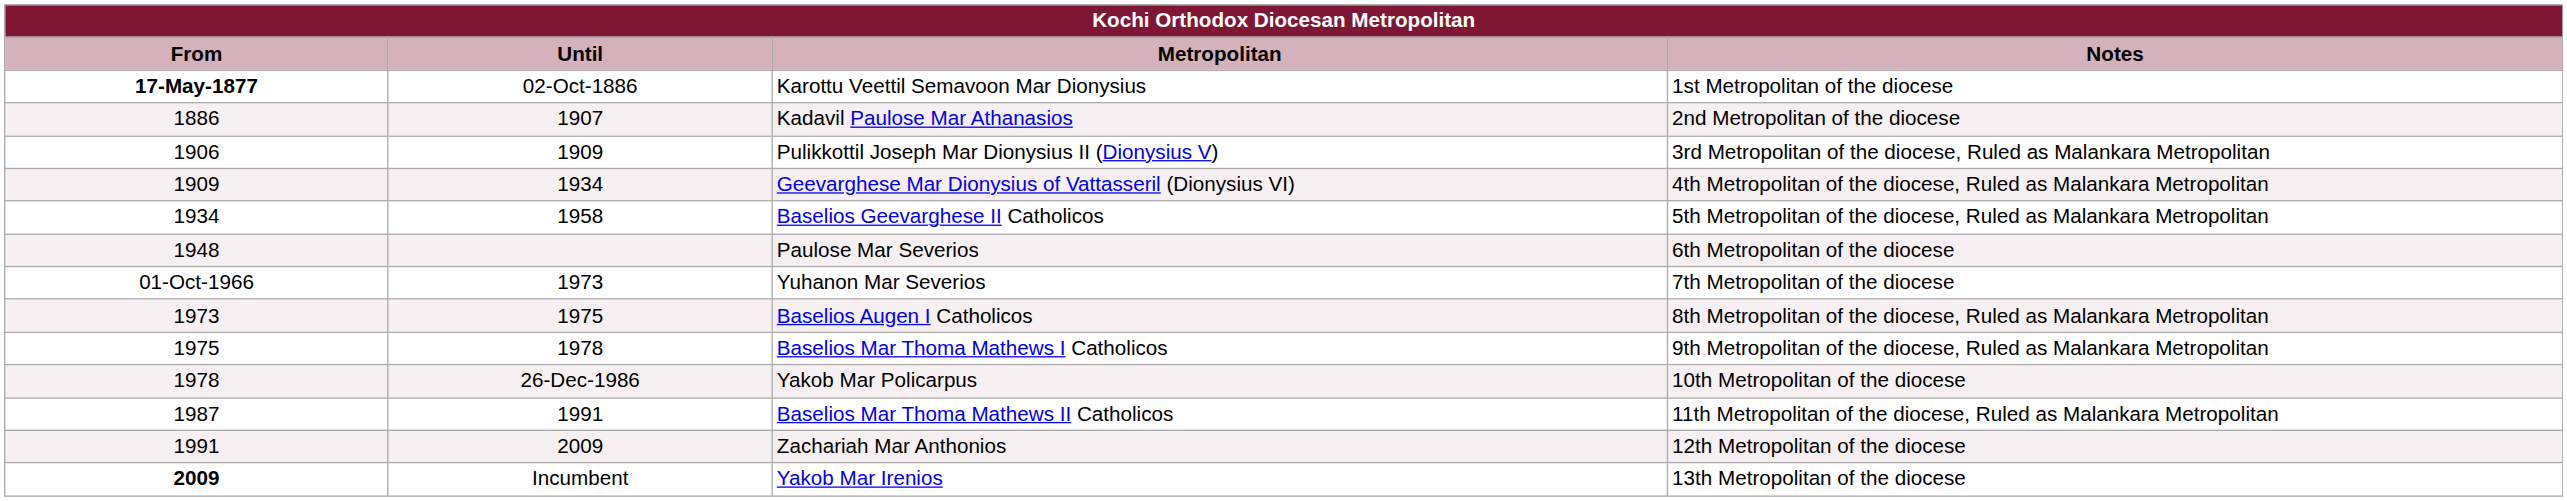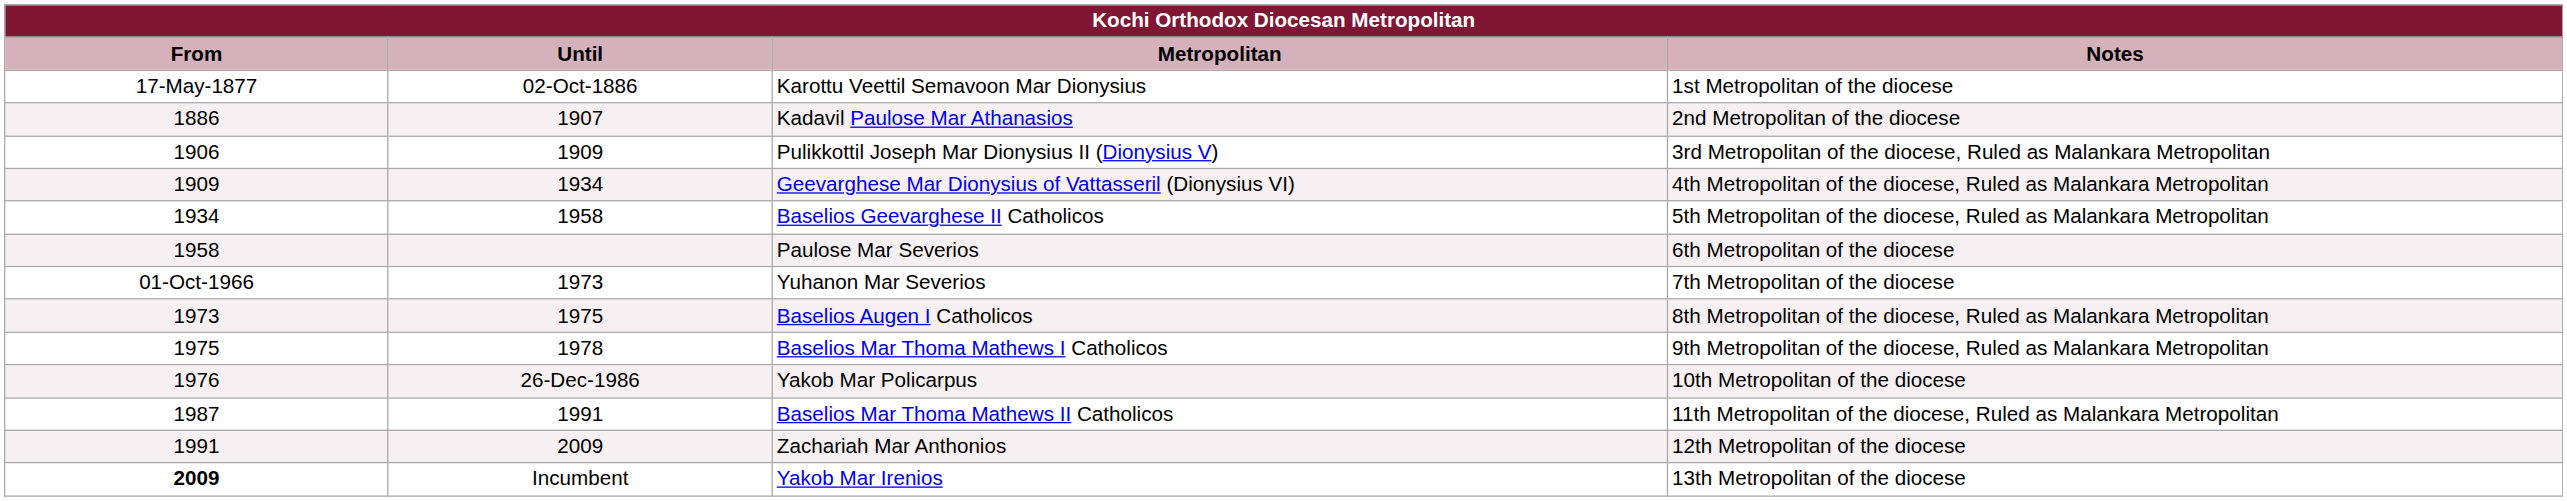(196, 86) bold -> (196, 86) normal
(196, 250) 1948 -> (196, 250) 1958
(196, 380) 1978 -> (196, 380) 1976
